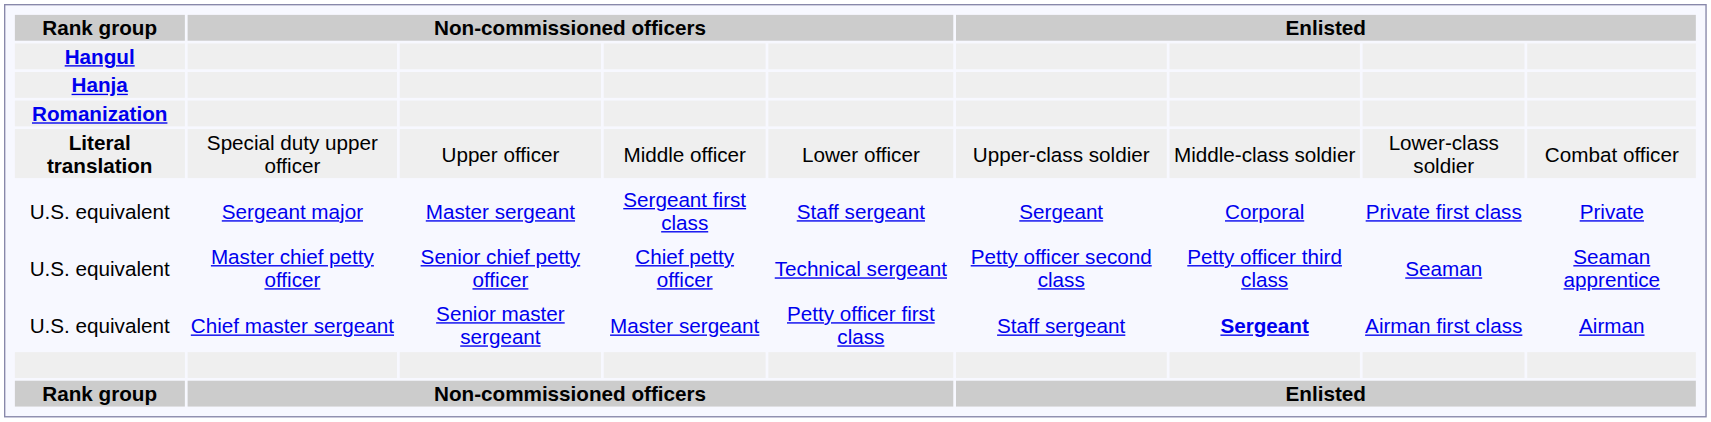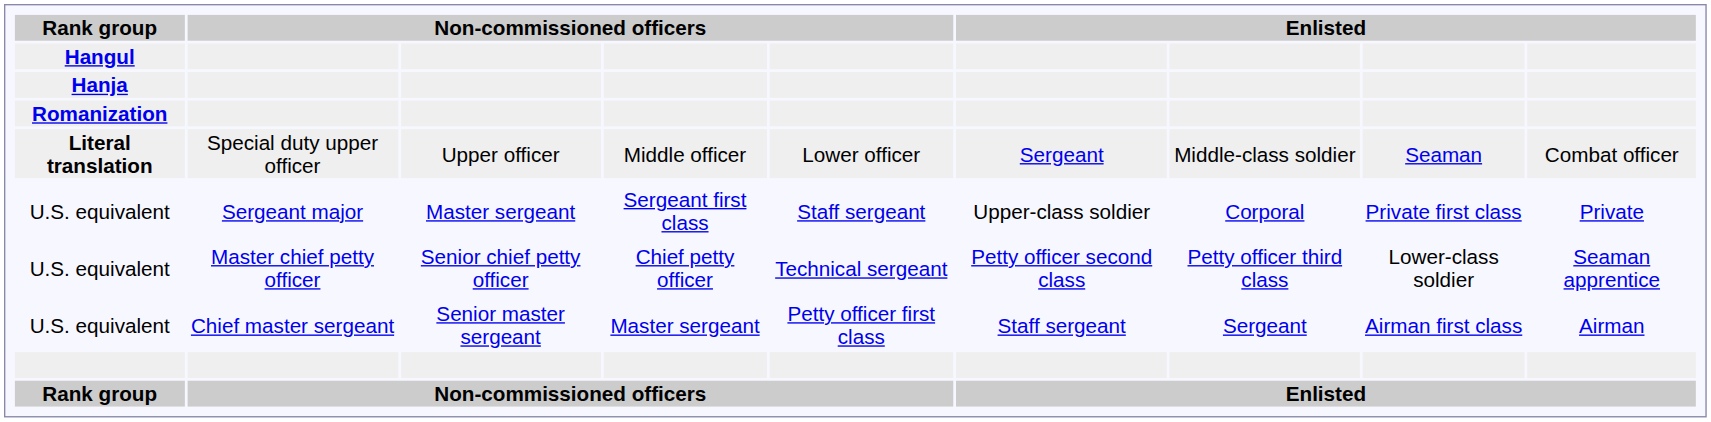(1061, 154) Upper-class soldier -> (1062, 154) Sergeant
(1444, 154) Lower-class soldier -> (1444, 154) Seaman
(1061, 211) Sergeant -> (1062, 211) Upper-class soldier
(1444, 268) Seaman -> (1444, 268) Lower-class soldier
(1265, 325) bold -> (1265, 325) normal
